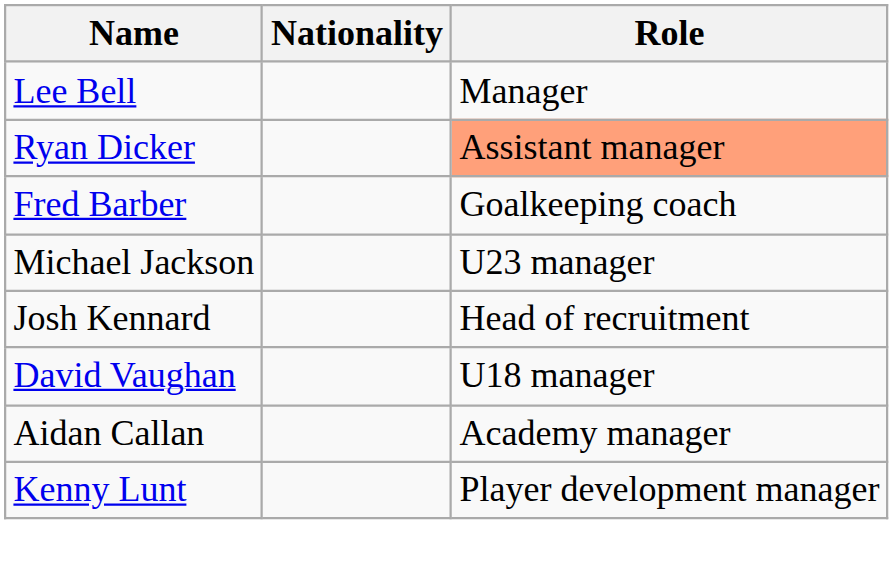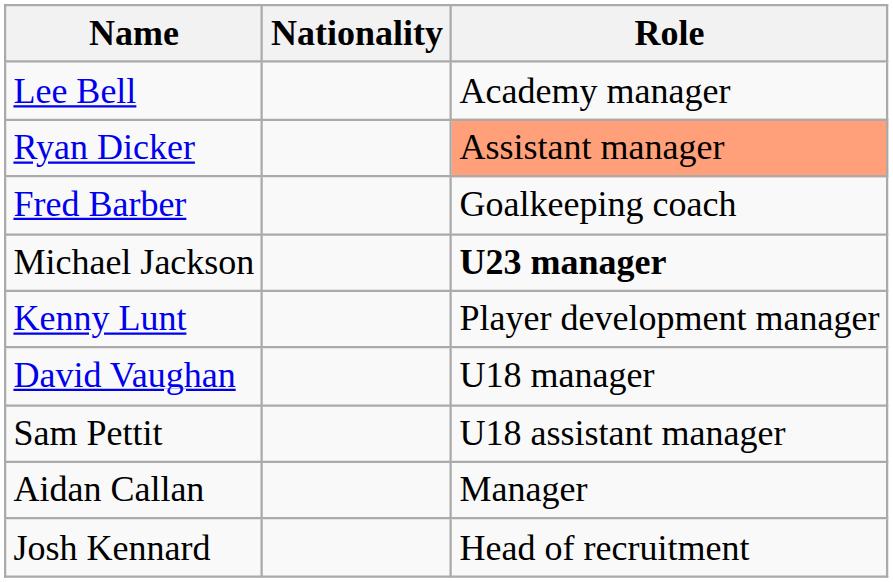(524, 90) Manager -> (595, 90) Academy manager
(557, 261) normal -> (563, 261) bold
rows swapped: (100, 489) <-> (112, 318)
+ row: (88, 432)
(595, 432) Academy manager -> (524, 489) Manager
